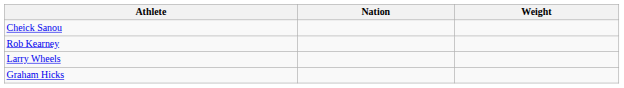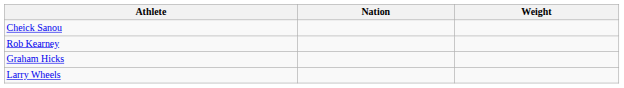rows swapped: (35, 75) <-> (34, 59)
